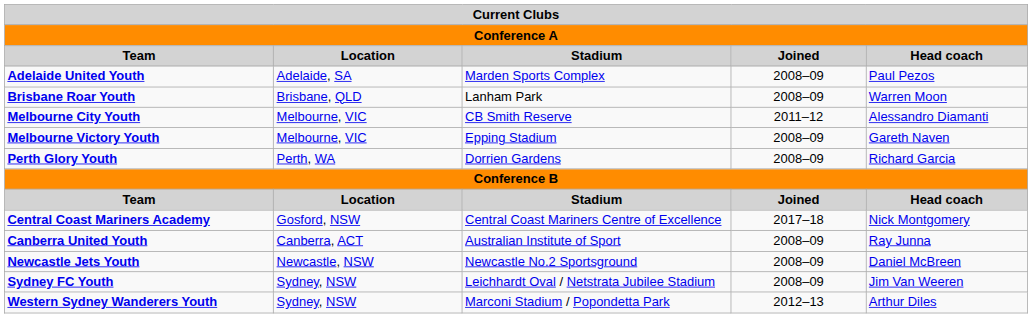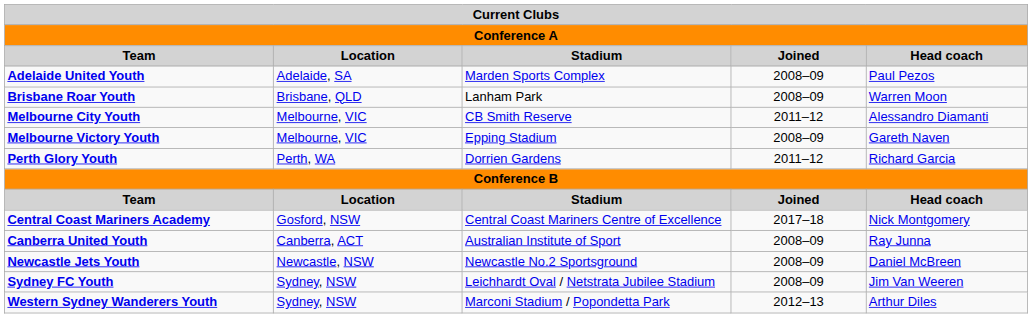(799, 158) 2008–09 -> (799, 158) 2011–12
